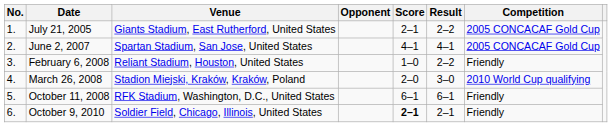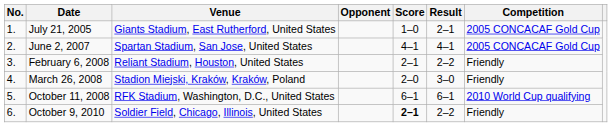(410, 29) 2–1 -> (410, 29) 1–0
(446, 29) 2–2 -> (446, 29) 2–1
(410, 63) 1–0 -> (410, 63) 2–1
(528, 79) 2010 World Cup qualifying -> (485, 79) Friendly
(485, 96) Friendly -> (528, 96) 2010 World Cup qualifying
(446, 113) 2–1 -> (446, 113) 2–2
